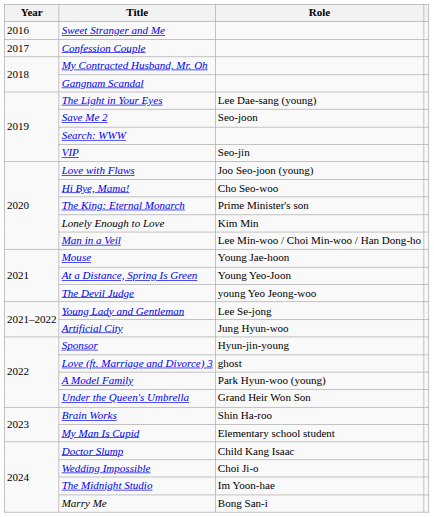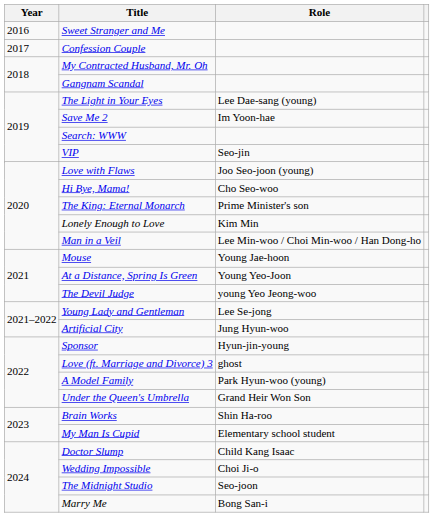(238, 118) Seo-joon -> (246, 118) Im Yoon-hae
(246, 485) Im Yoon-hae -> (238, 485) Seo-joon
